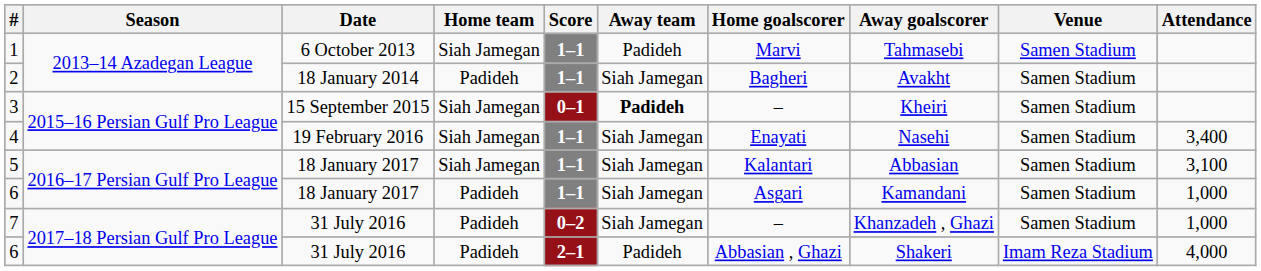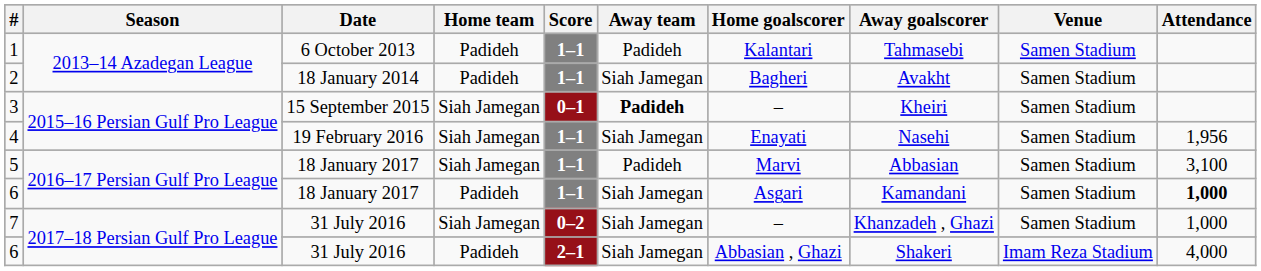(489, 48) Siah Jamegan -> (489, 48) Padideh
(778, 48) Marvi -> (778, 48) Kalantari
(1207, 135) 3,400 -> (1207, 135) 1,956
(652, 164) Siah Jamegan -> (652, 164) Padideh
(778, 164) Kalantari -> (778, 164) Marvi
(1207, 193) normal -> (1207, 193) bold
(489, 222) Padideh -> (489, 222) Siah Jamegan
(652, 251) Padideh -> (652, 251) Siah Jamegan
